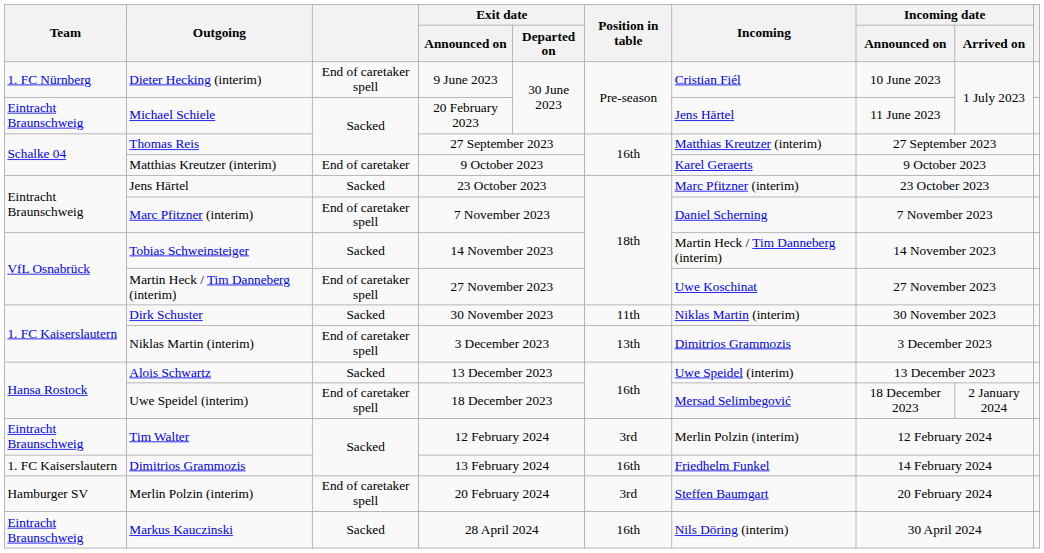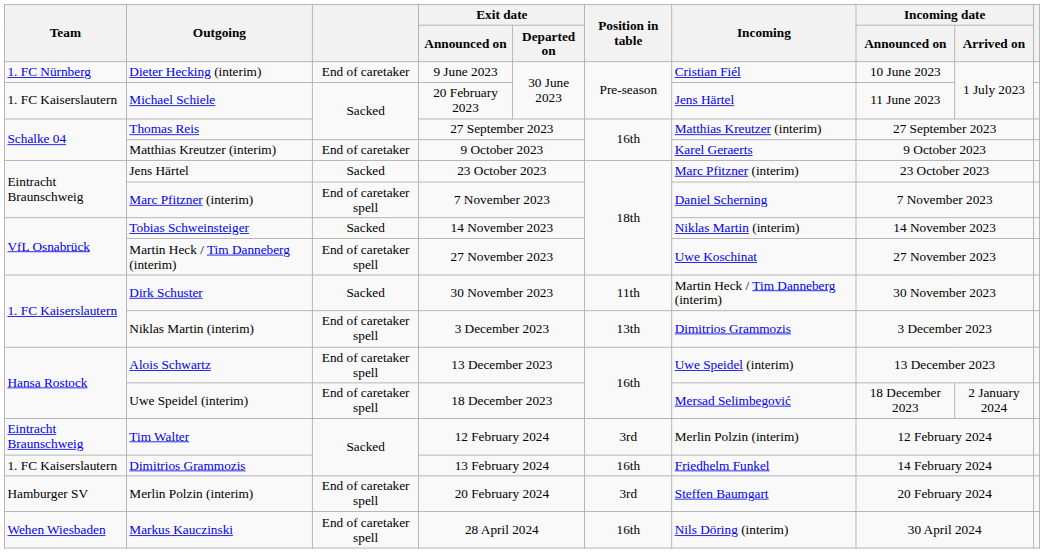(366, 79) End of caretaker spell -> (366, 72) End of caretaker
(45, 115) Eintracht Braunschweig -> (62, 100) 1. FC Kaiserslautern
(755, 250) Martin Heck / Tim Danneberg (interim) -> (737, 228) Niklas Martin (interim)
(737, 315) Niklas Martin (interim) -> (755, 292) Martin Heck / Tim Danneberg (interim)
(366, 372) Sacked -> (366, 364) End of caretaker spell
(45, 529) Eintracht Braunschweig -> (57, 529) Wehen Wiesbaden
(366, 529) Sacked -> (366, 529) End of caretaker spell
